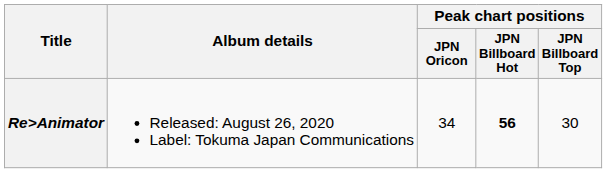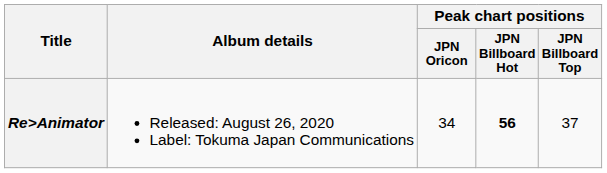(570, 123) 30 -> (570, 123) 37
